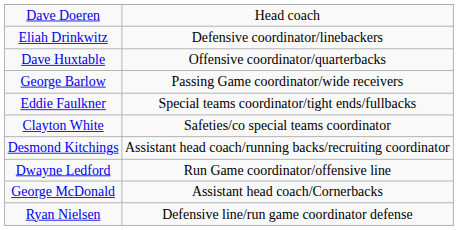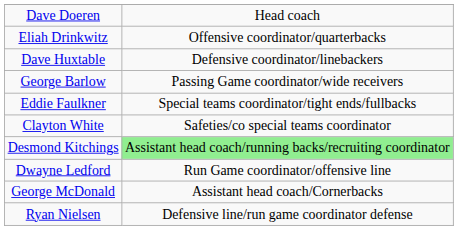(287, 37) Defensive coordinator/linebackers -> (287, 37) Offensive coordinator/quarterbacks
(287, 59) Offensive coordinator/quarterbacks -> (287, 59) Defensive coordinator/linebackers
(287, 147) no background -> (287, 147) lightgreen background
